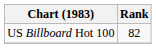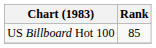(134, 33) 82 -> (134, 33) 85
